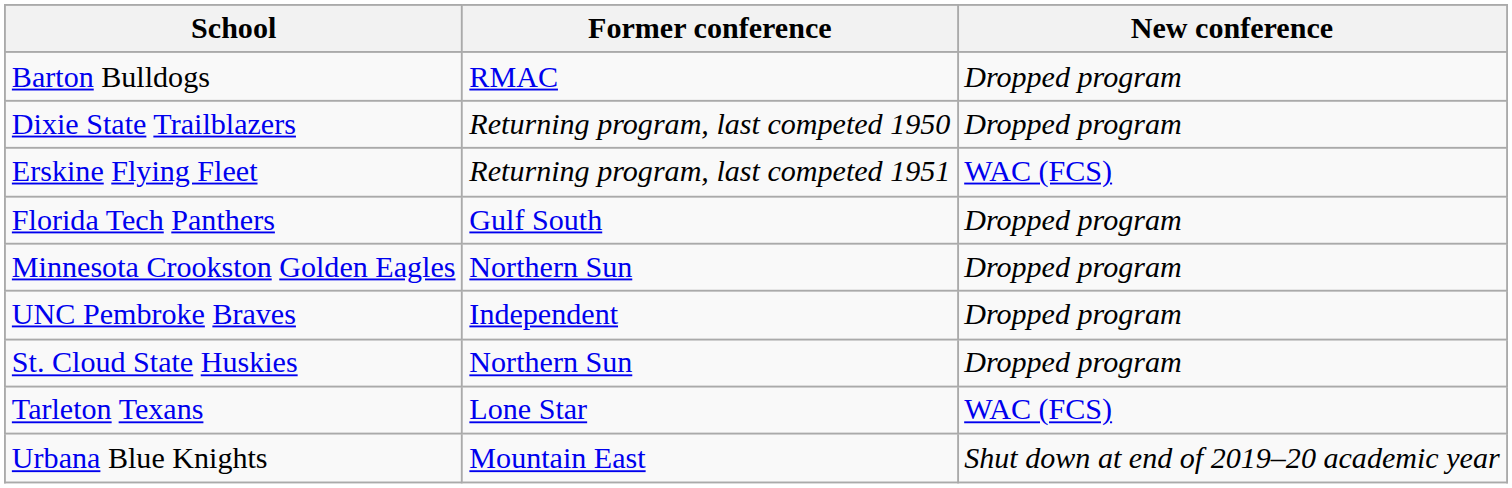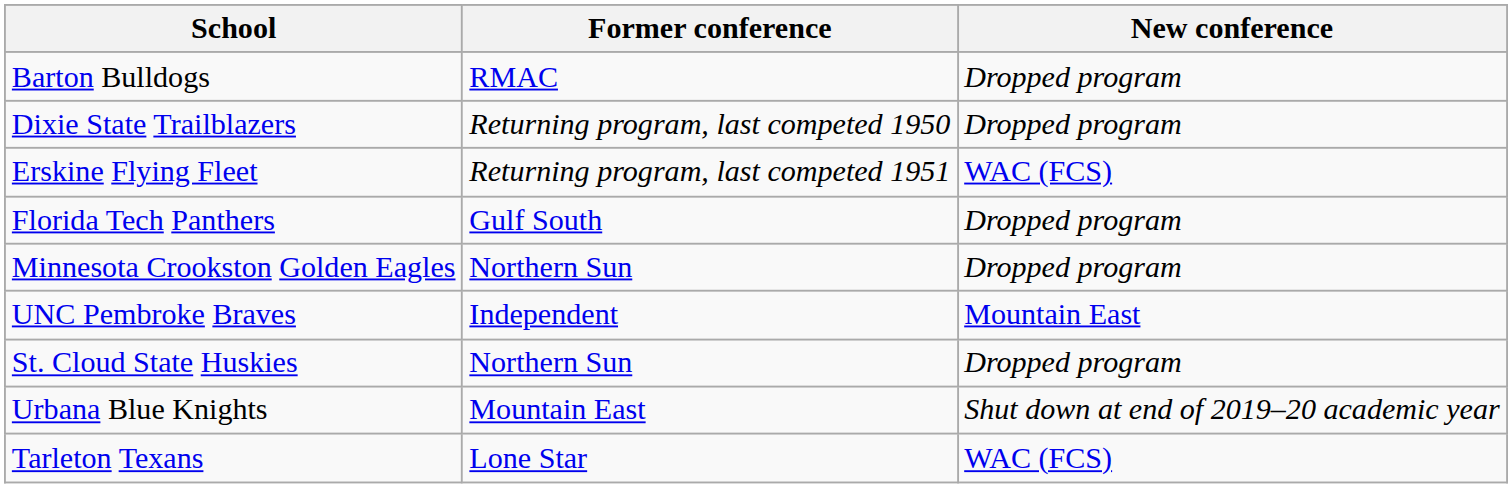(1073, 314) Dropped program -> (1052, 314) Mountain East
rows swapped: (108, 409) <-> (140, 457)
